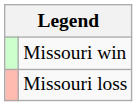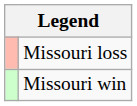rows swapped: (75, 52) <-> (75, 85)
